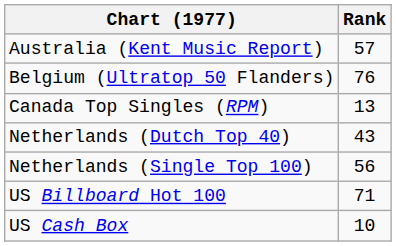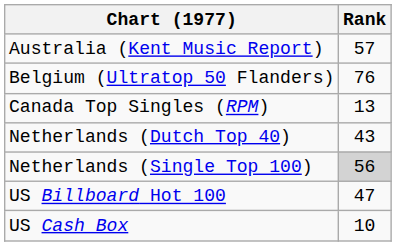(365, 167) no background -> (365, 167) lightgrey background
(365, 196) 71 -> (365, 196) 47
